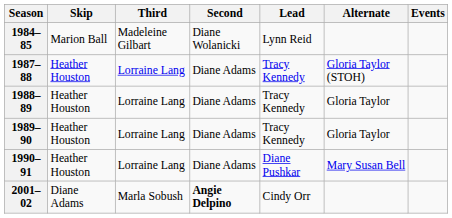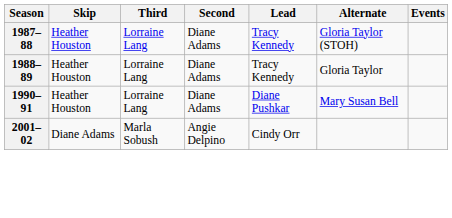- row: (26, 38)
- row: (26, 133)
(212, 197) bold -> (206, 133) normal
